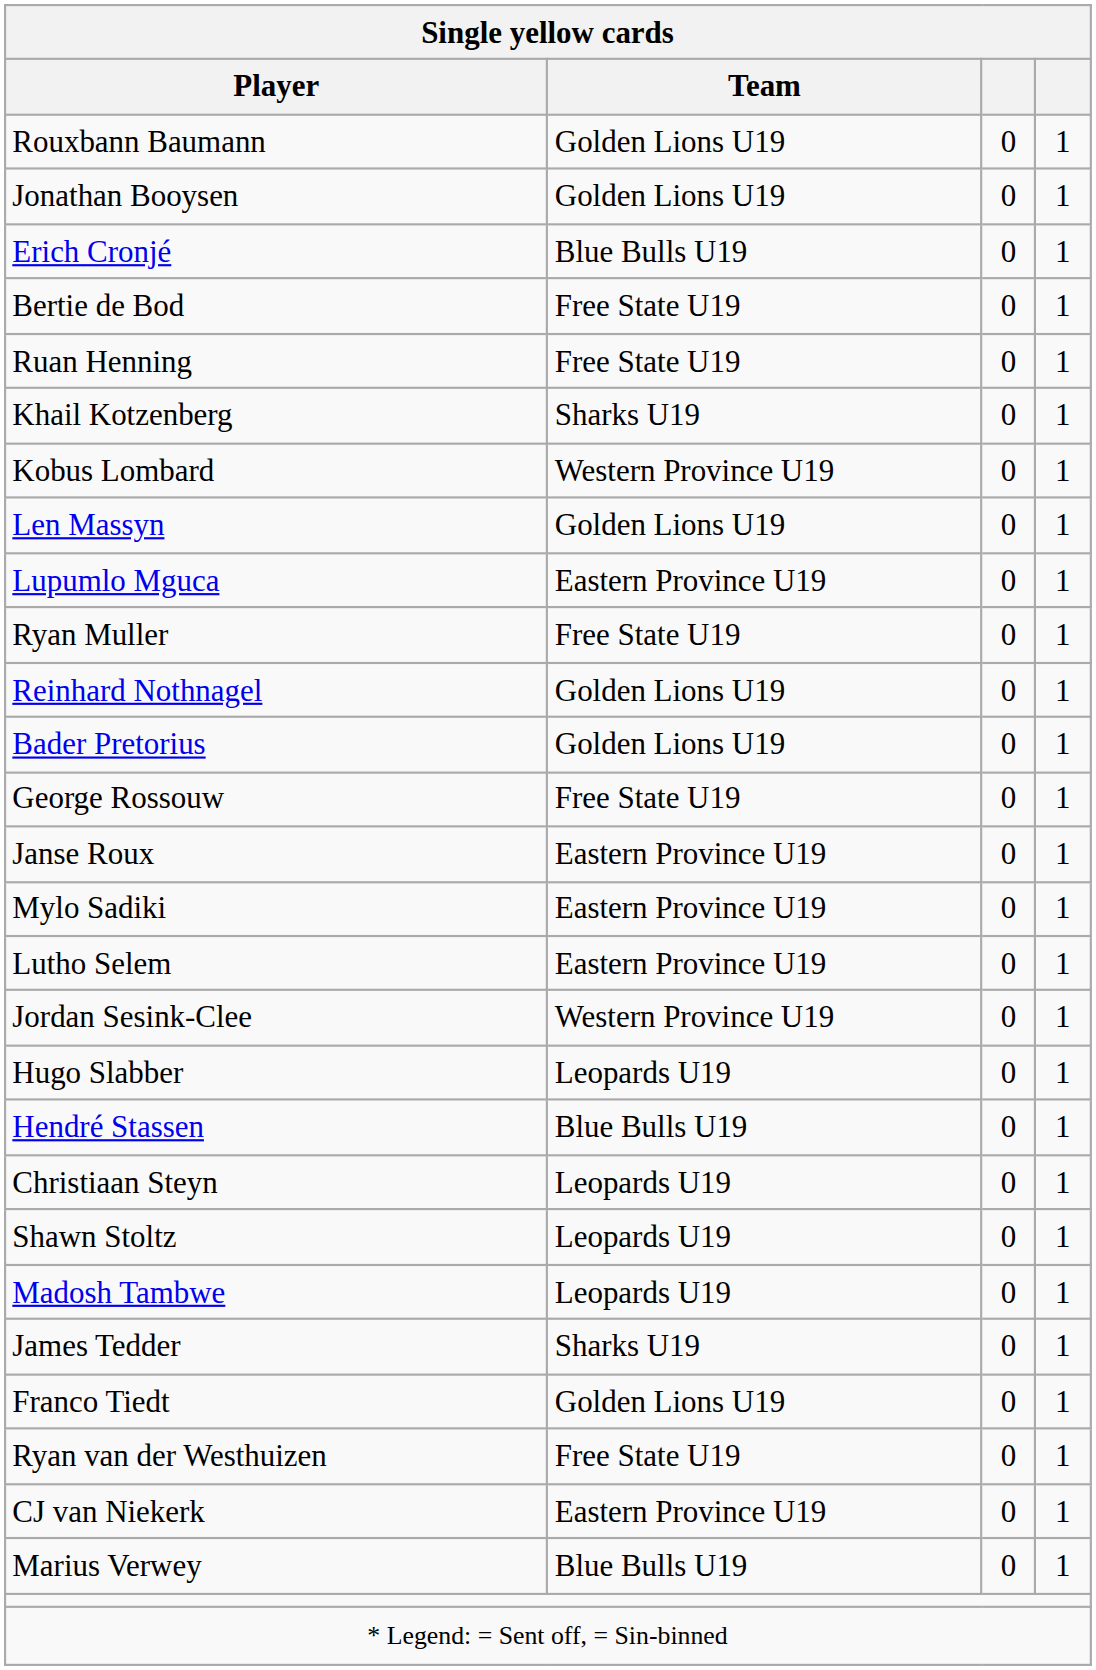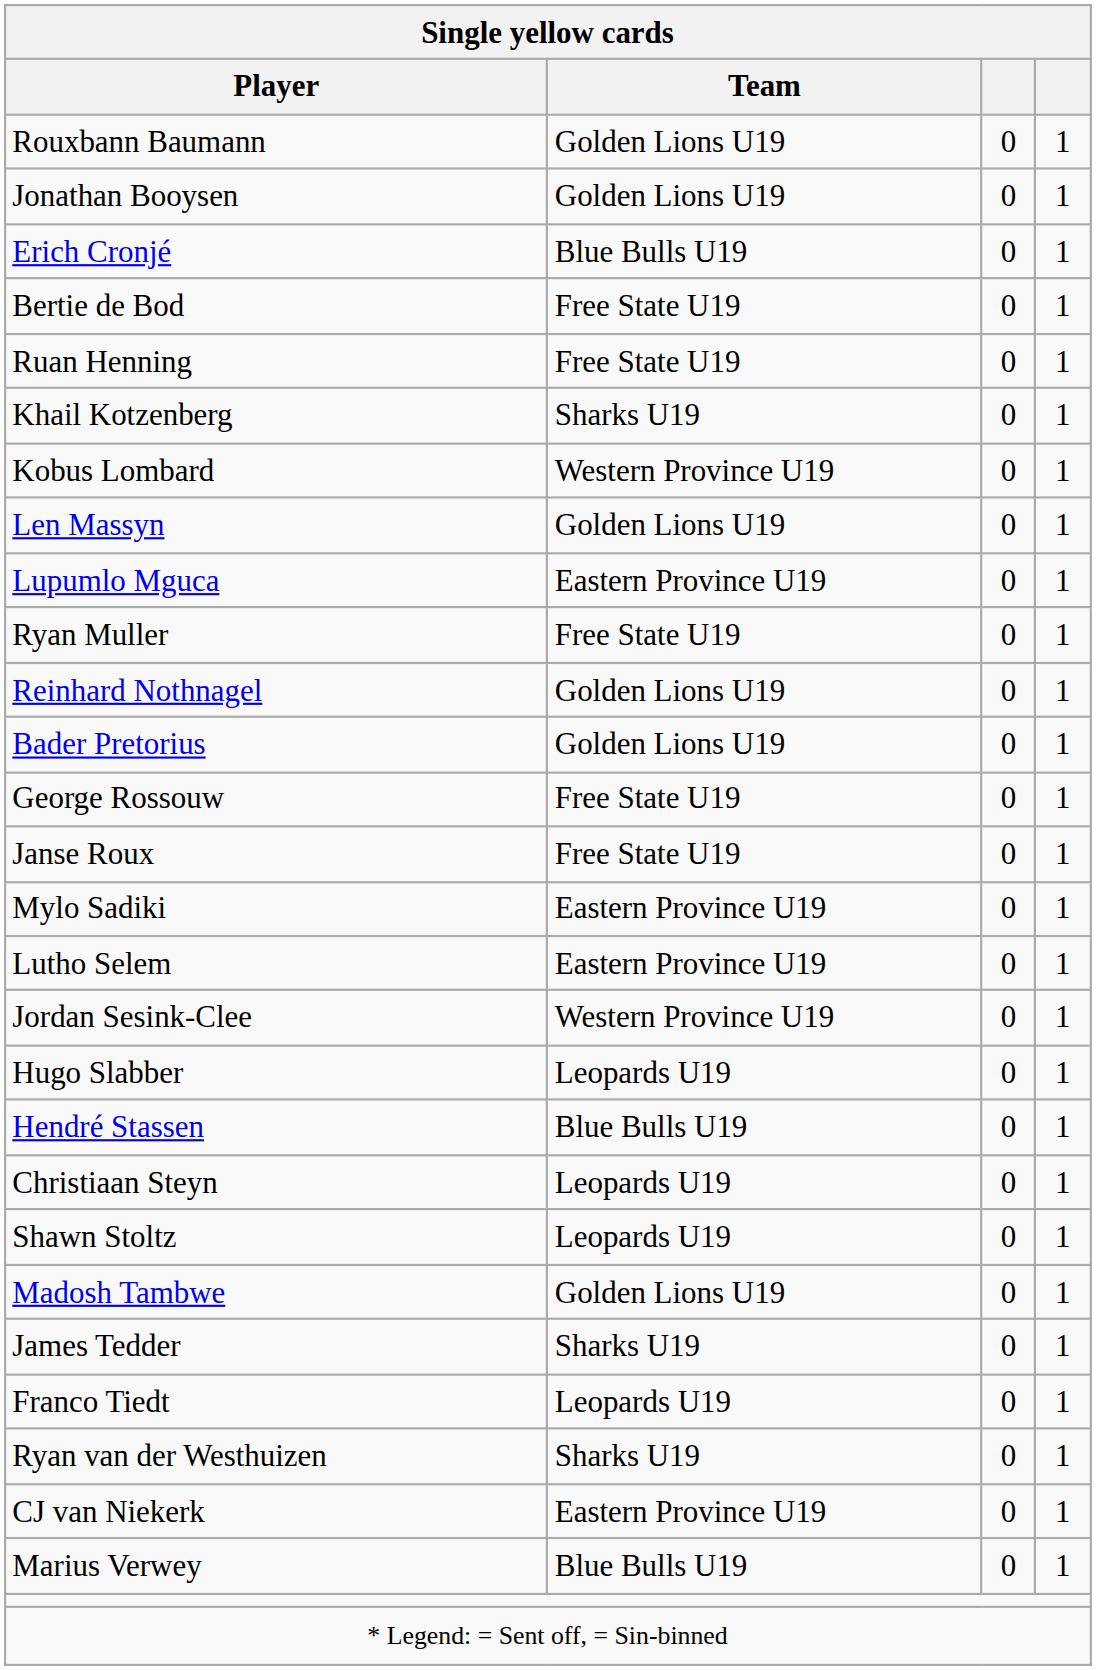(691, 853) Eastern Province U19 -> (648, 853) Free State U19
(643, 1292) Leopards U19 -> (670, 1292) Golden Lions U19
(670, 1401) Golden Lions U19 -> (643, 1401) Leopards U19
(648, 1456) Free State U19 -> (627, 1456) Sharks U19
